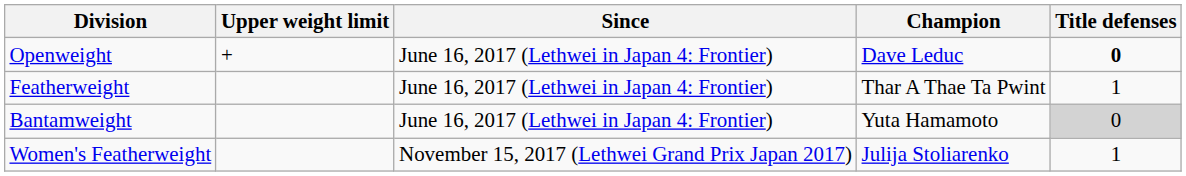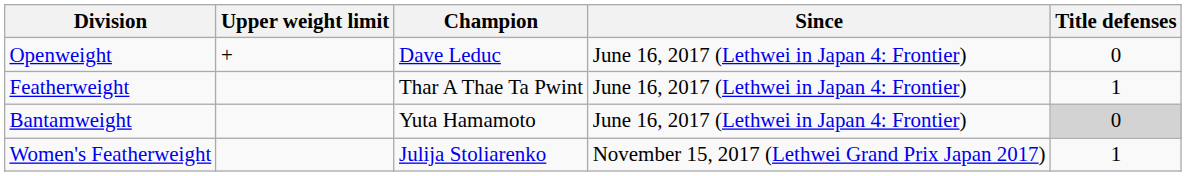columns swapped: (954, 21) <-> (625, 21)
(1116, 54) bold -> (1116, 54) normal
